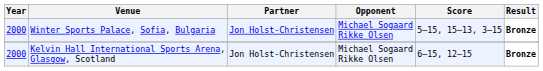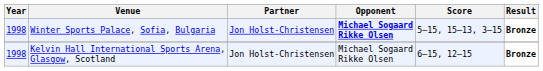(16, 30) 2000 -> (16, 30) 1998
(376, 30) normal -> (376, 30) bold
(16, 54) 2000 -> (16, 54) 1998
